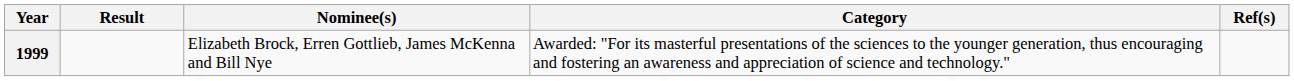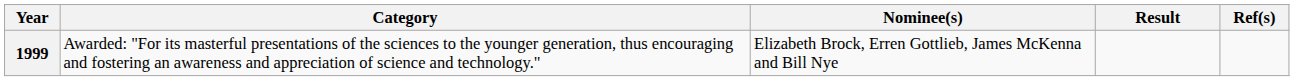columns swapped: (875, 17) <-> (122, 17)
